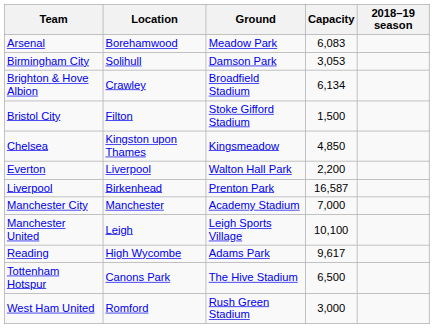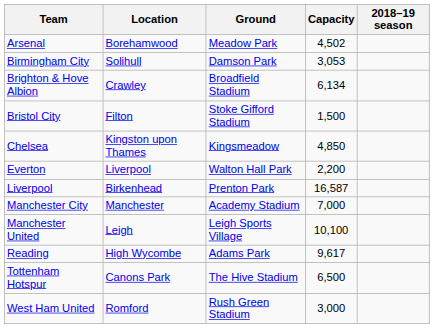(331, 43) 6,083 -> (331, 43) 4,502
